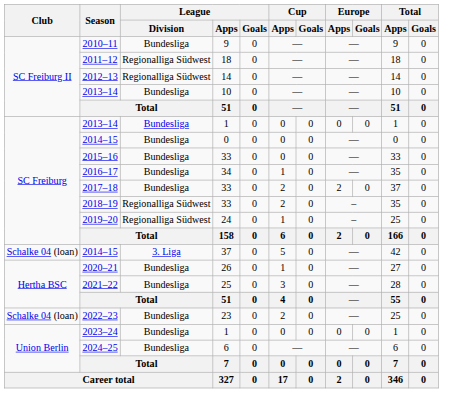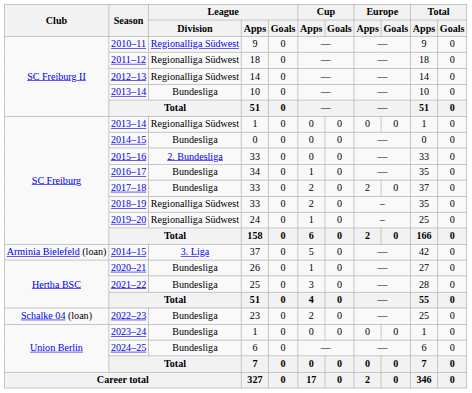(166, 44) Bundesliga -> (195, 44) Regionalliga Südwest
(166, 124) Bundesliga -> (195, 124) Regionalliga Südwest
(166, 156) Bundesliga -> (195, 156) 2. Bundesliga
(42, 252) Schalke 04 (loan) -> (56, 252) Arminia Bielefeld (loan)
